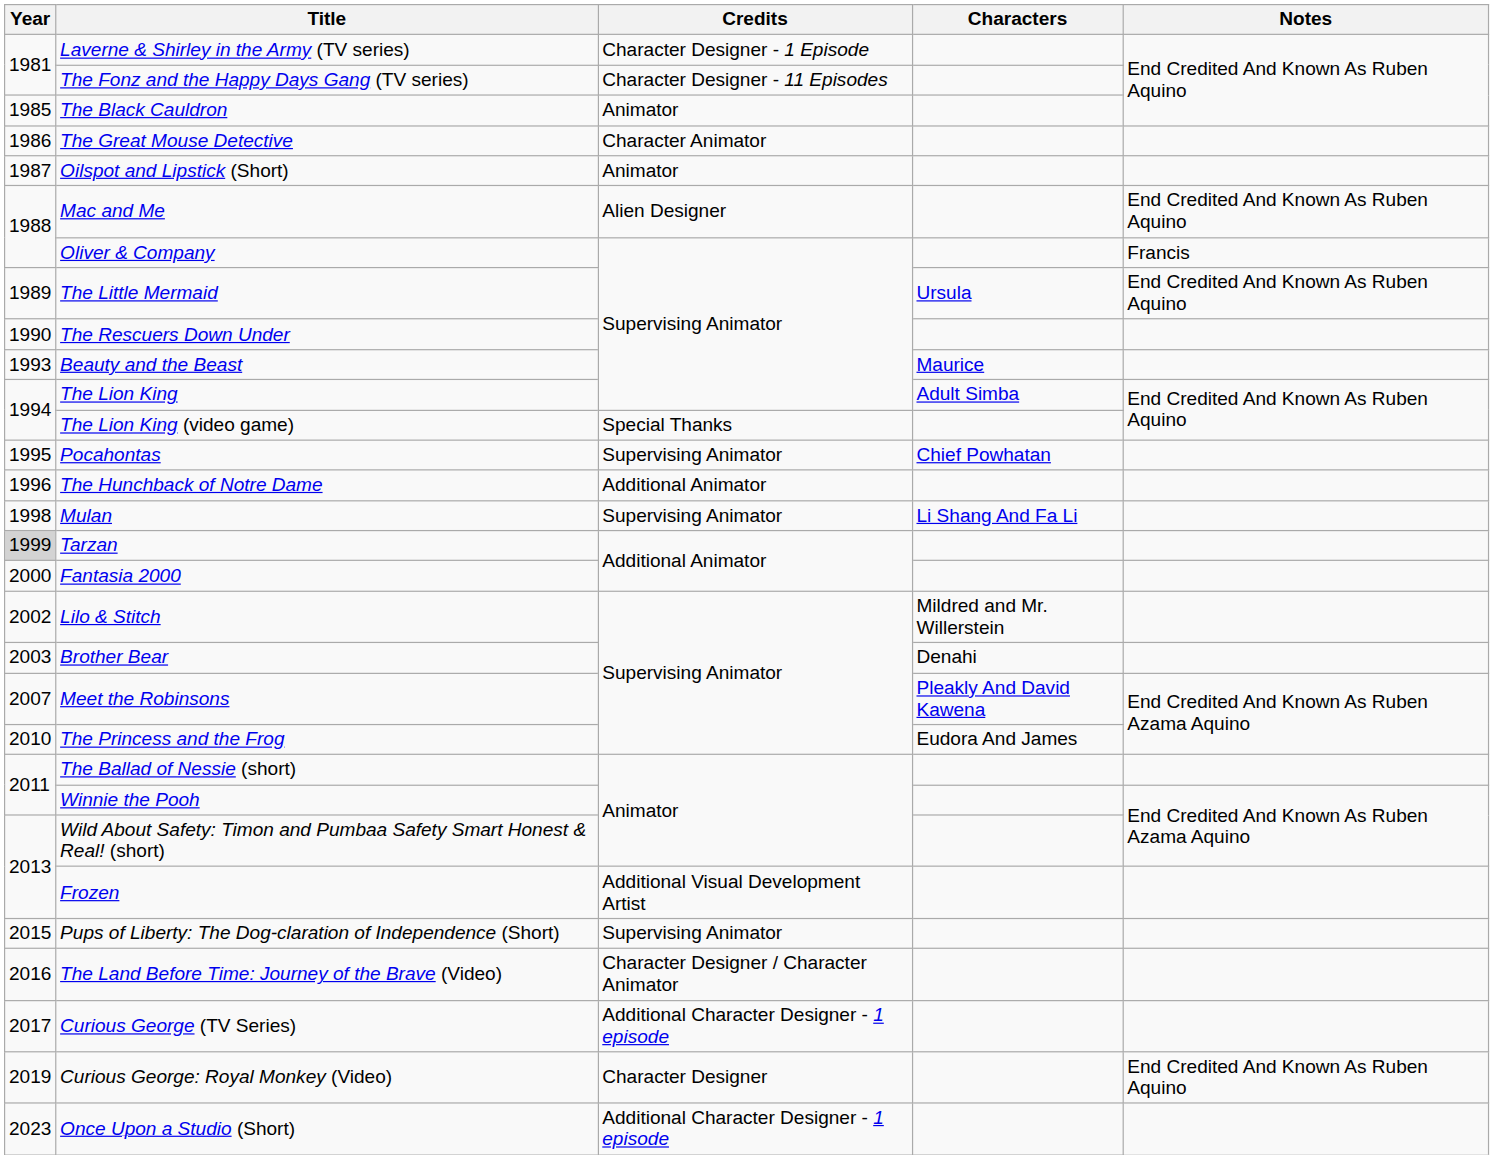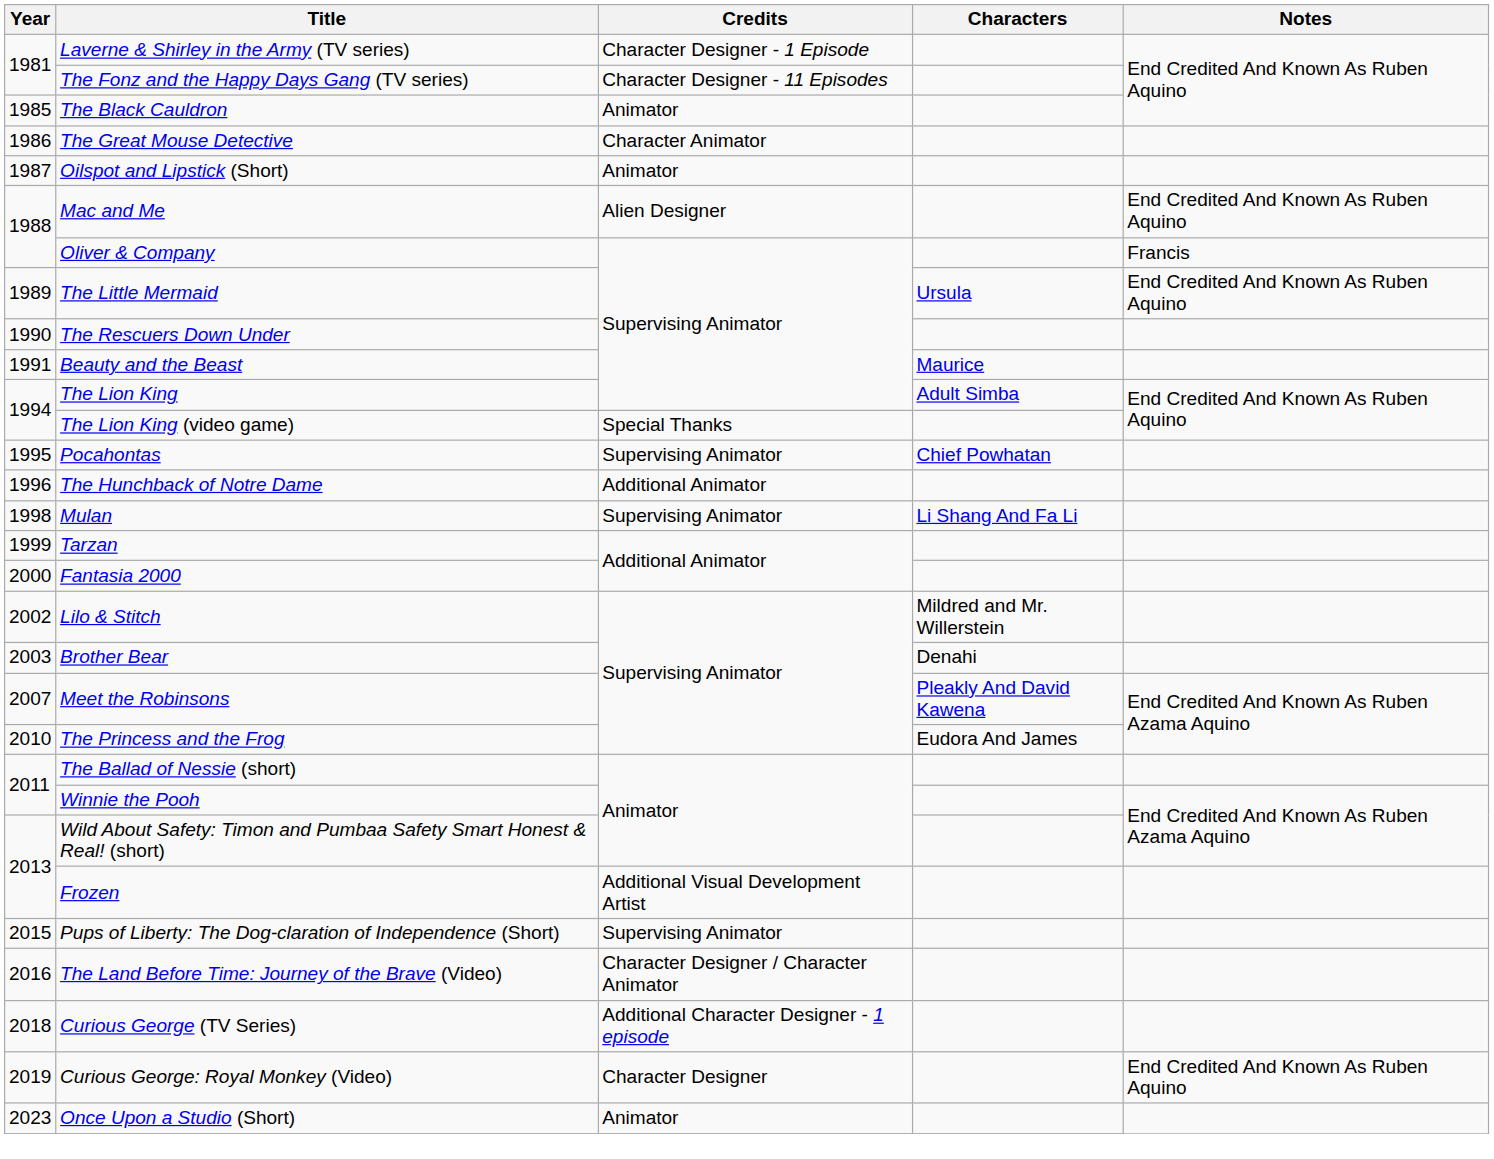(30, 364) 1993 -> (30, 364) 1991
(30, 545) lightgrey background -> (30, 545) no background
(30, 1025) 2017 -> (30, 1025) 2018
(743, 1128) Additional Character Designer - 1 episode -> (640, 1118) Animator
